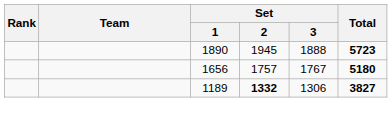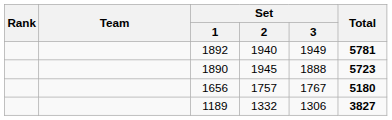+ row: (215, 50)
(264, 87) bold -> (264, 106) normal
